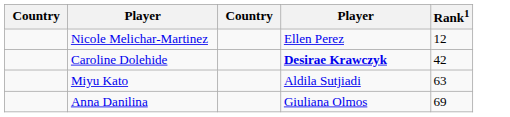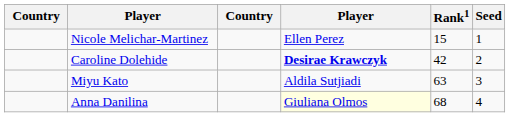+ column: (489, 16)
(440, 39) 12 -> (440, 39) 15
(326, 101) no background -> (326, 101) lightyellow background
(440, 101) 69 -> (440, 101) 68
